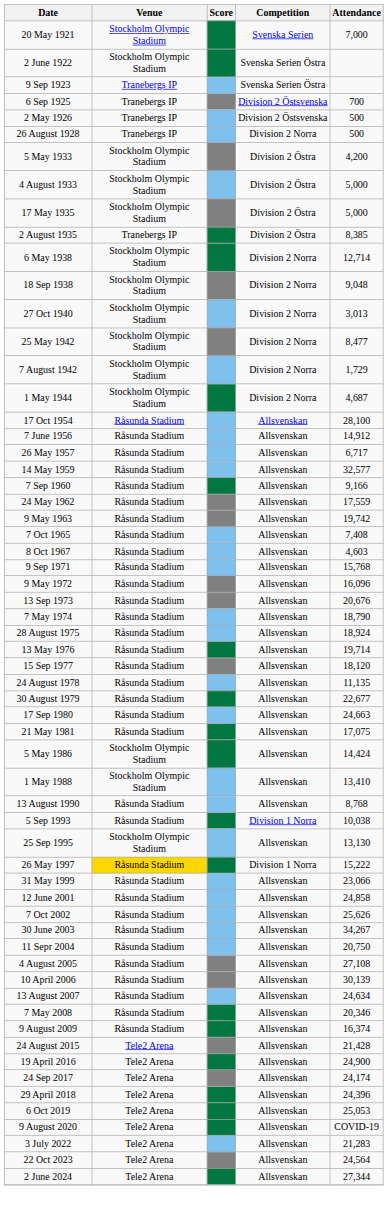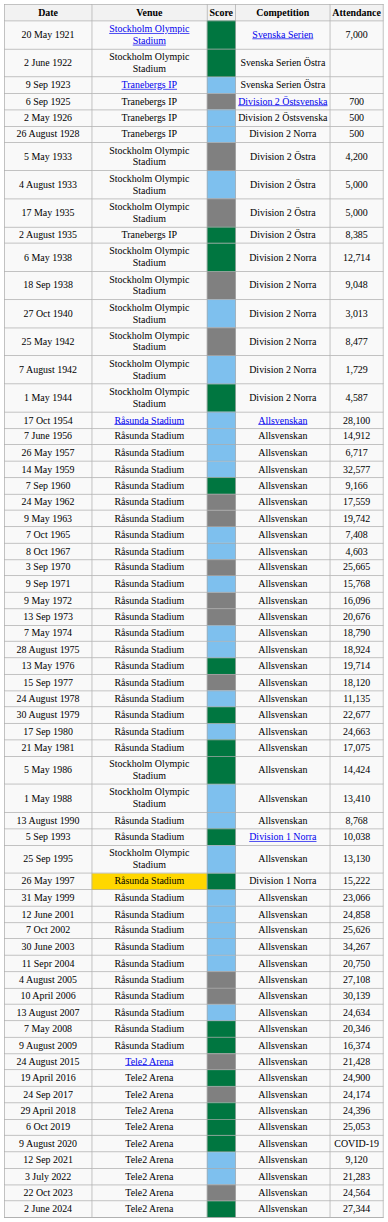(357, 398) 4,687 -> (357, 398) 4,587
+ row: (48, 568)
+ row: (48, 1160)
